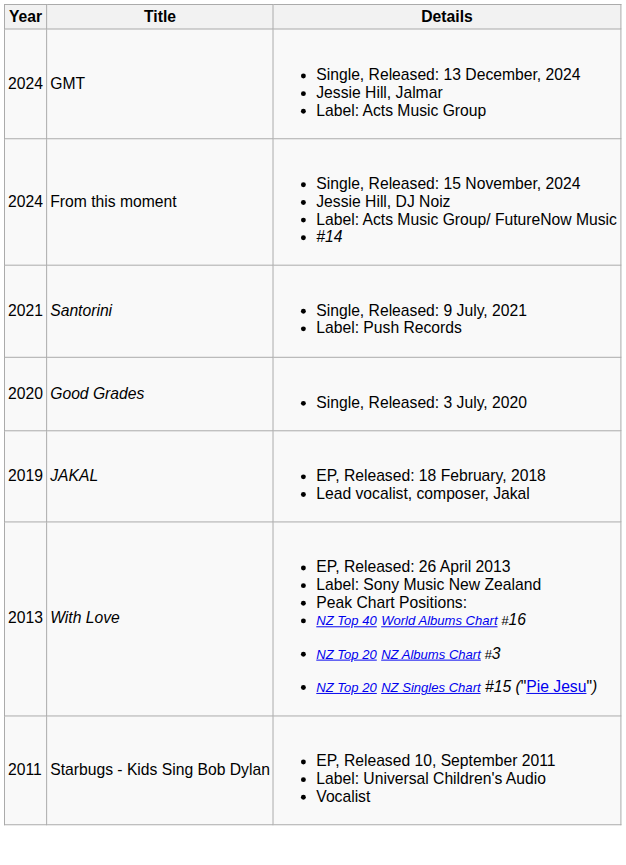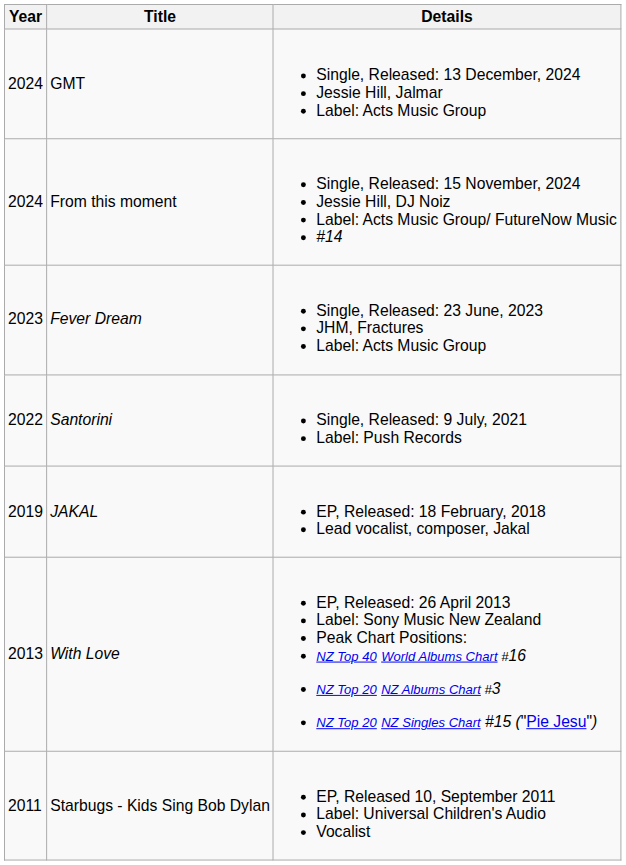+ row: (96, 319)
(26, 311) 2021 -> (26, 420) 2022
- row: (97, 393)
